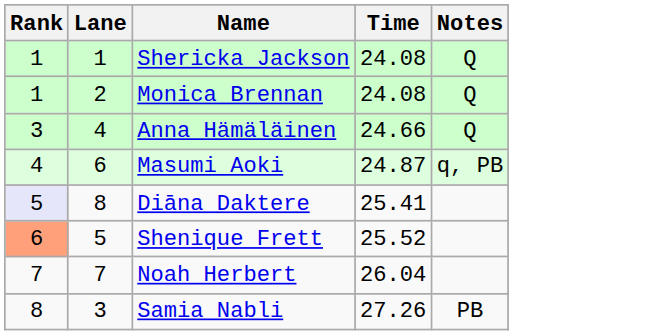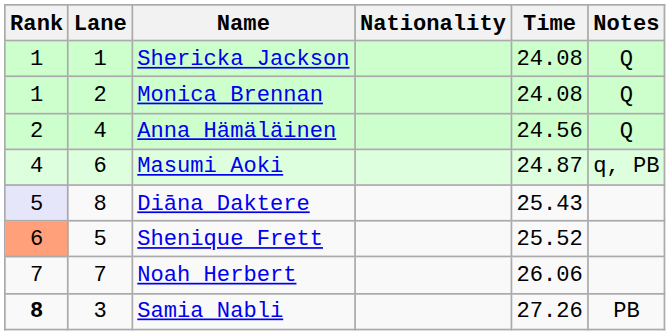+ column: (433, 23)
(37, 131) 3 -> (37, 131) 2
(393, 131) 24.66 -> (550, 131) 24.56
(393, 203) 25.41 -> (550, 203) 25.43
(393, 275) 26.04 -> (550, 275) 26.06
(37, 311) normal -> (37, 311) bold
